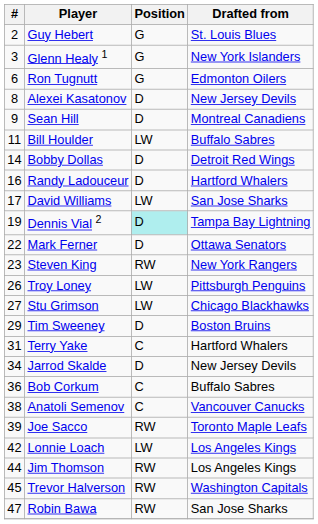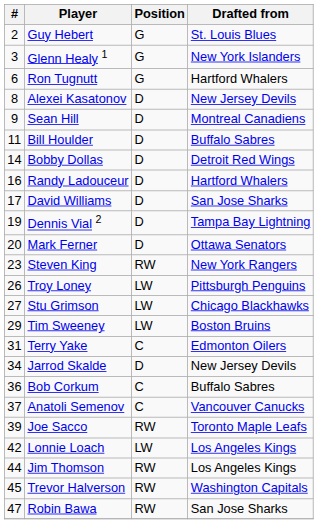(238, 79) Edmonton Oilers -> (239, 79) Hartford Whalers
(144, 139) LW -> (139, 139) D
(144, 200) LW -> (139, 200) D
(139, 222) paleturquoise background -> (139, 222) no background
(14, 244) 22 -> (14, 244) 20
(139, 326) D -> (144, 326) LW
(239, 346) Hartford Whalers -> (238, 346) Edmonton Oilers
(14, 407) 38 -> (14, 407) 37
